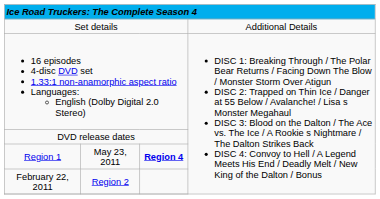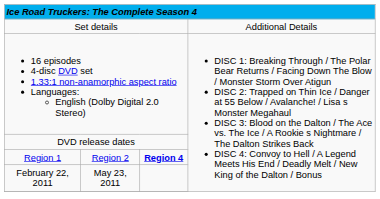(110, 156) May 23, 2011 -> (110, 157) Region 2
(110, 182) Region 2 -> (110, 178) May 23, 2011
